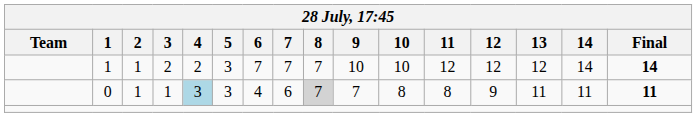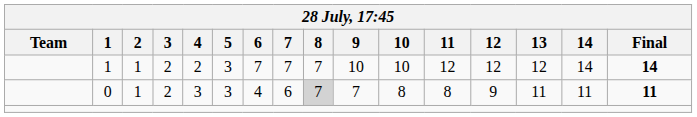(168, 92) 1 -> (168, 92) 2
(198, 92) lightblue background -> (198, 92) no background
